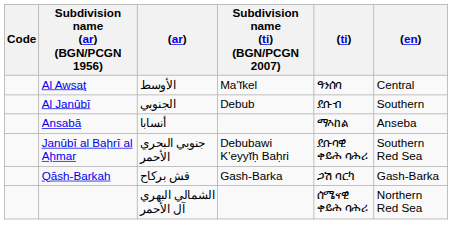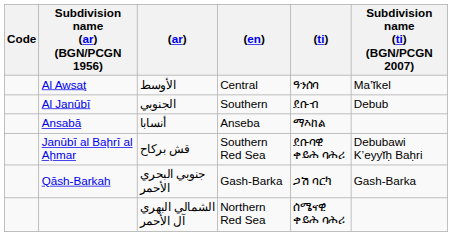columns swapped: (266, 40) <-> (411, 40)
(173, 150) جنوبي البحري الأحمر -> (165, 149) قش بركاح
(165, 176) قش بركاح -> (173, 181) جنوبي البحري الأحمر
